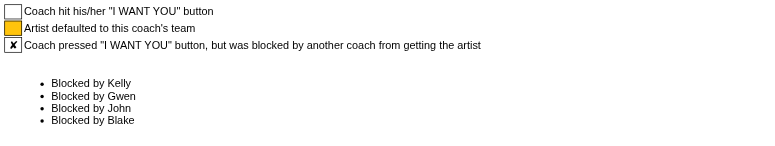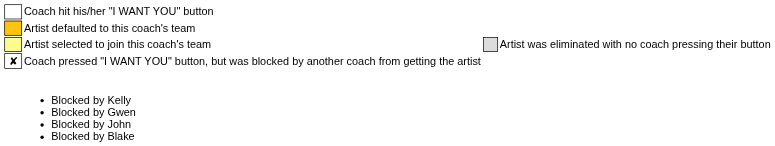+ row: (118, 44)
